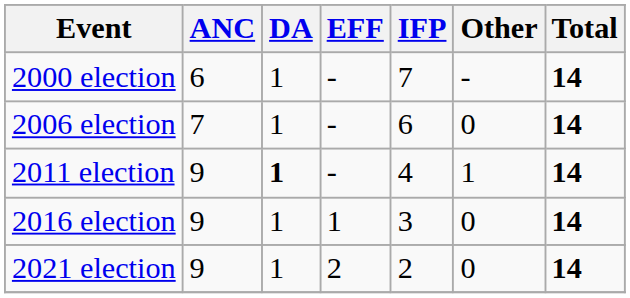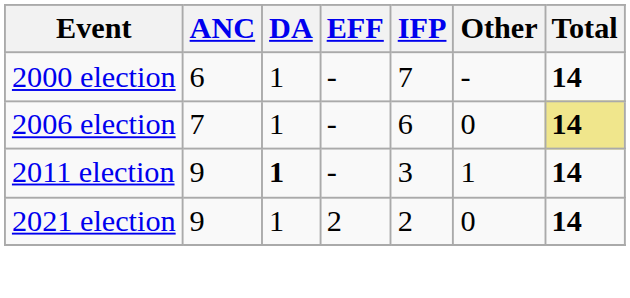(567, 124) no background -> (567, 124) khaki background
(405, 172) 4 -> (405, 172) 3
- row: (94, 220)
